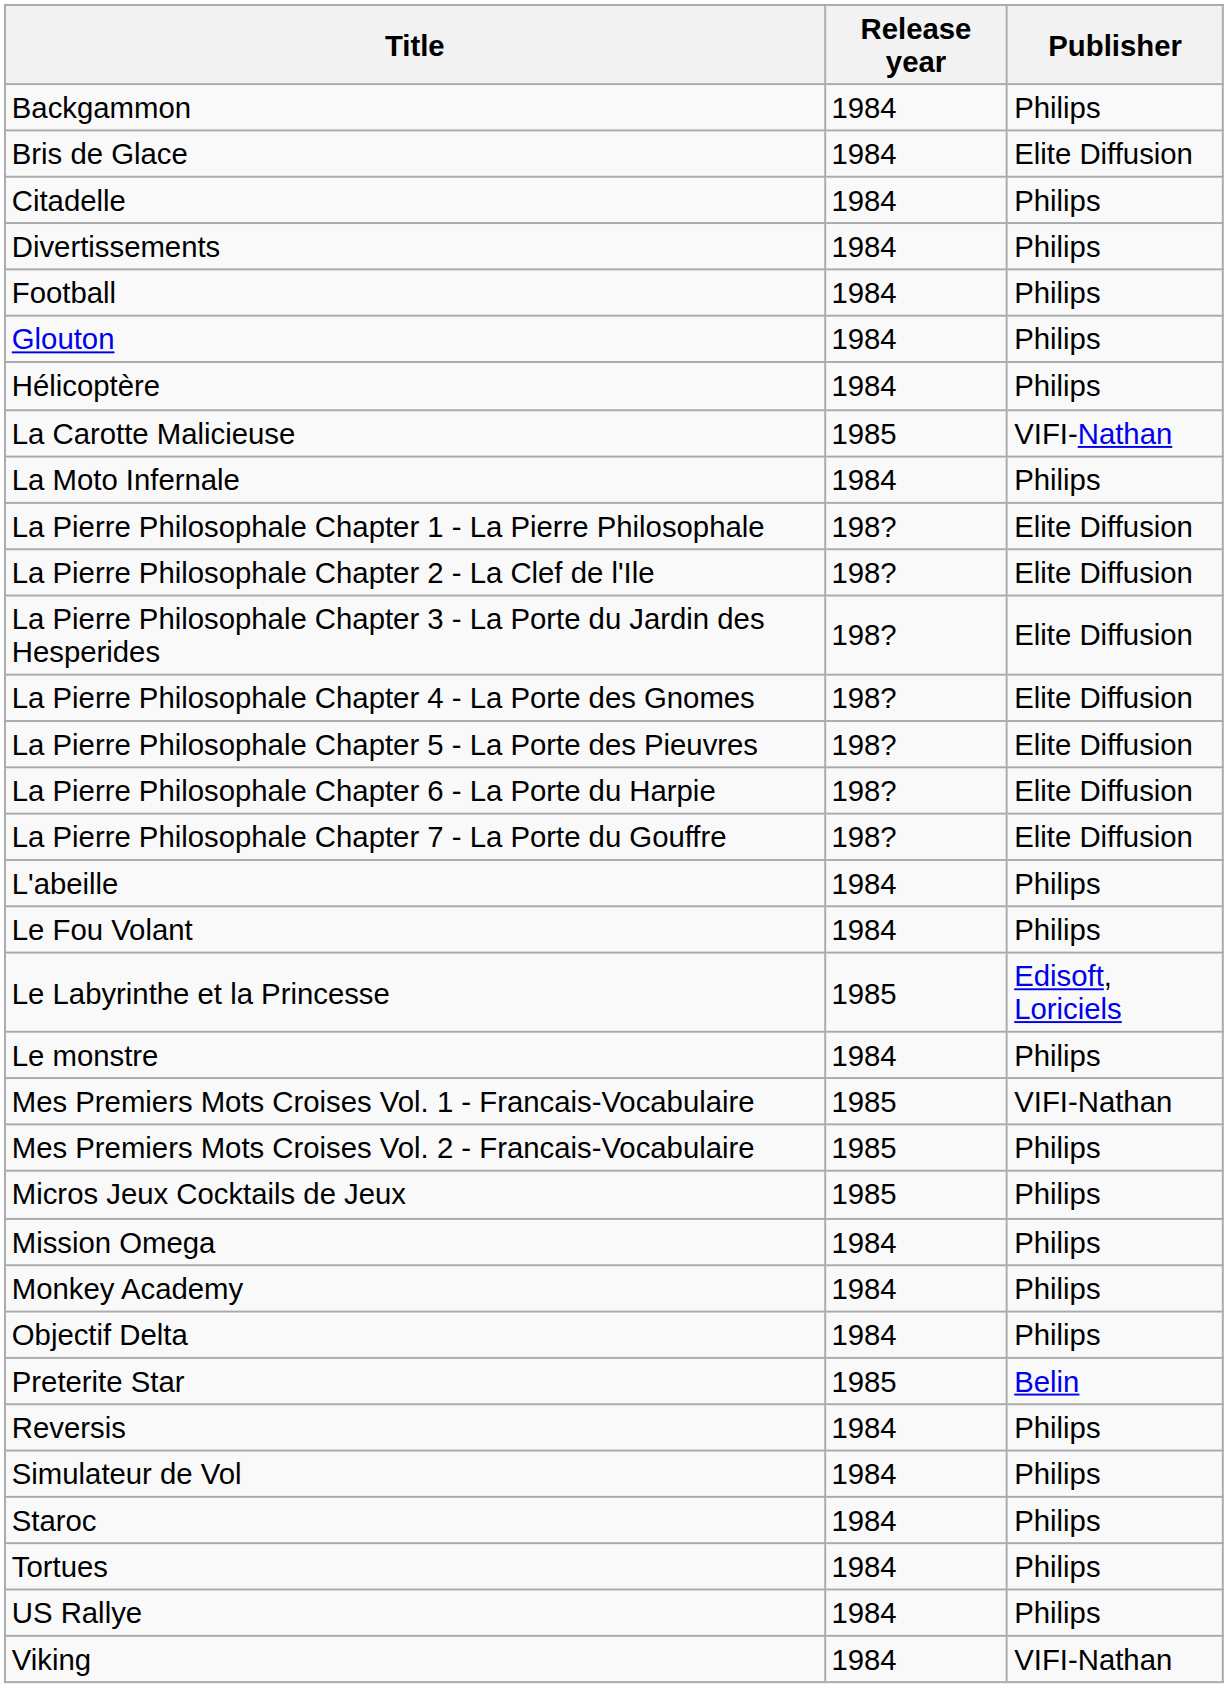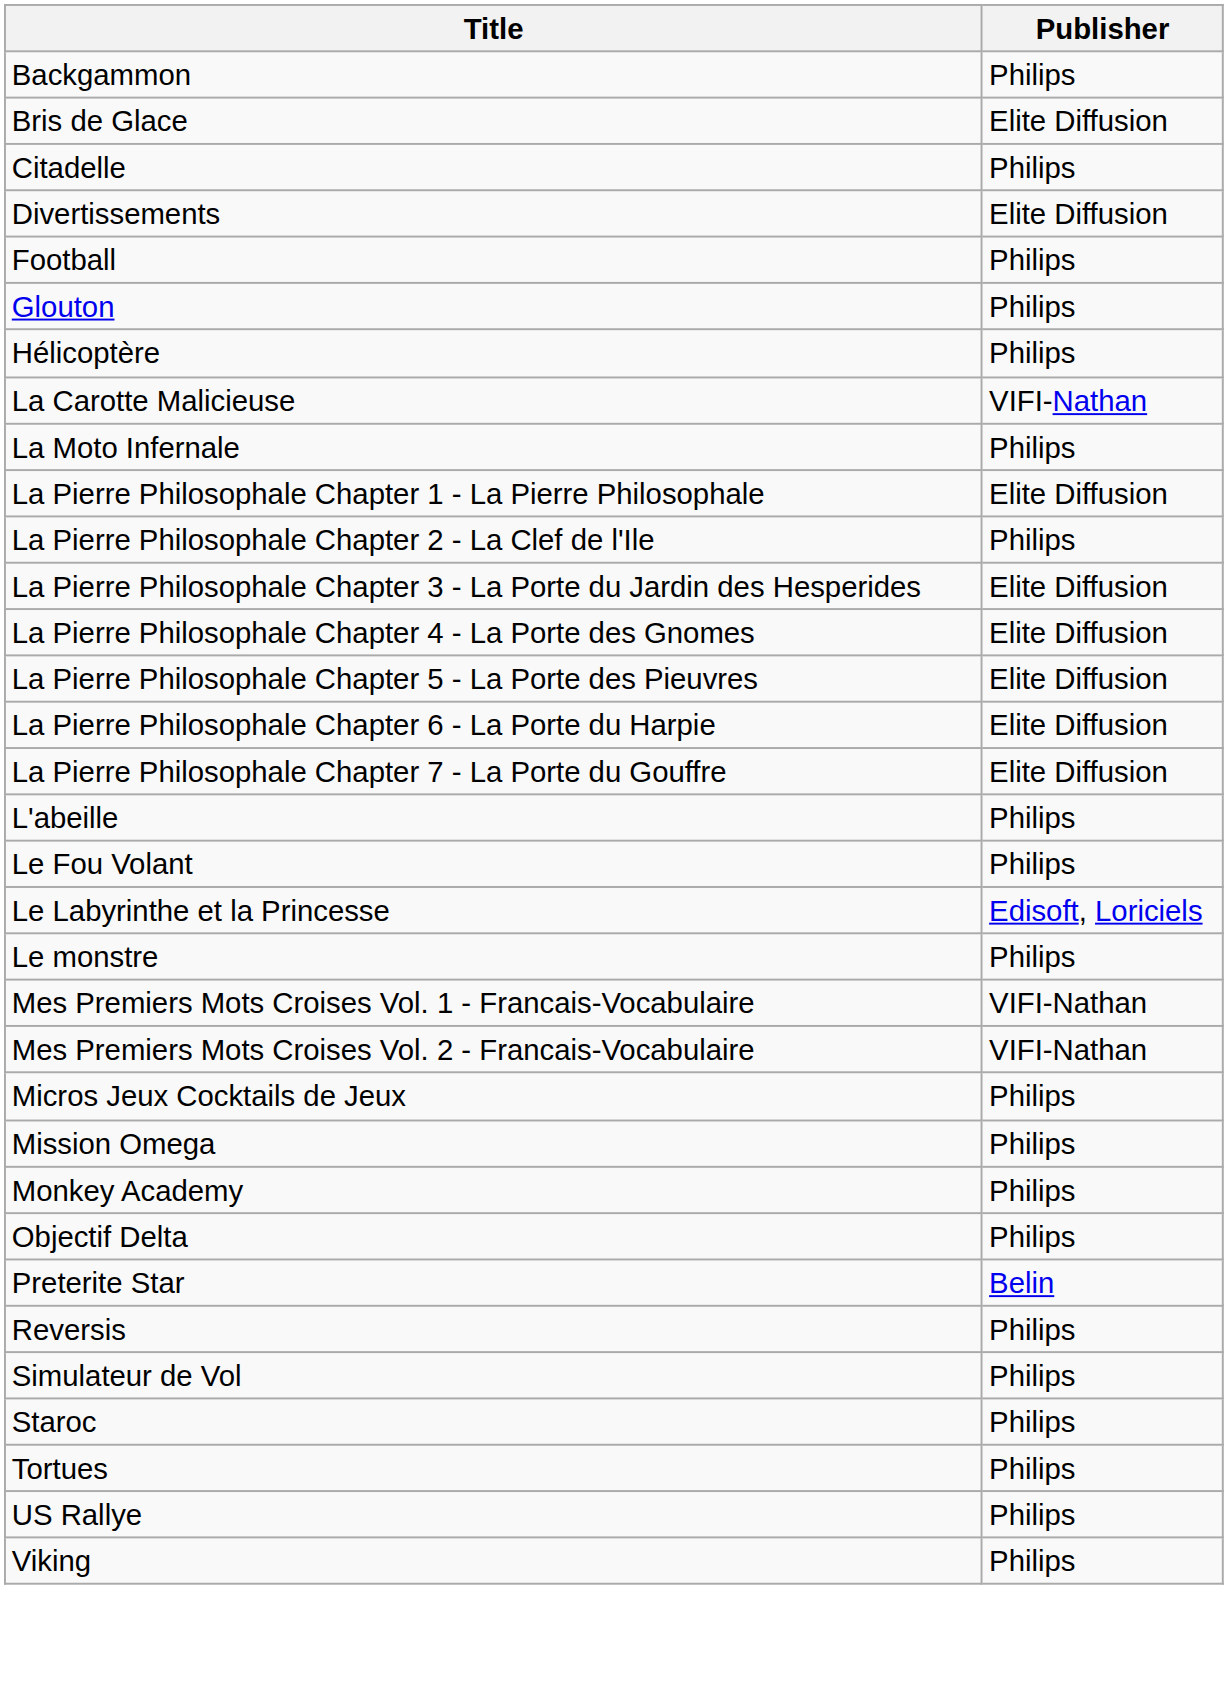- column: (916, 45)
(1057, 247) Philips -> (1078, 214) Elite Diffusion
(1104, 572) Elite Diffusion -> (1032, 539) Philips
(1057, 1148) Philips -> (1068, 1050) VIFI-Nathan
(1093, 1659) VIFI-Nathan -> (1032, 1561) Philips
